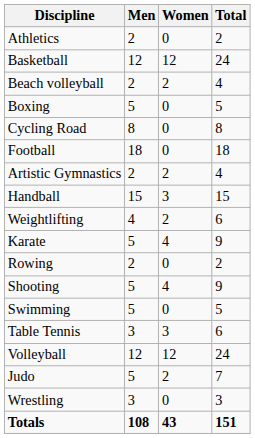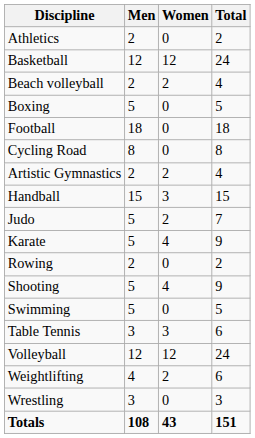rows swapped: (47, 128) <-> (31, 151)
rows swapped: (21, 377) <-> (46, 219)
